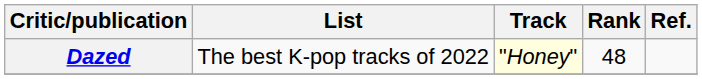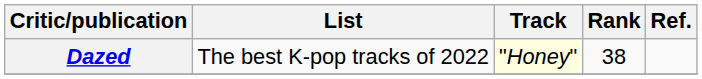(614, 56) 48 -> (614, 56) 38
